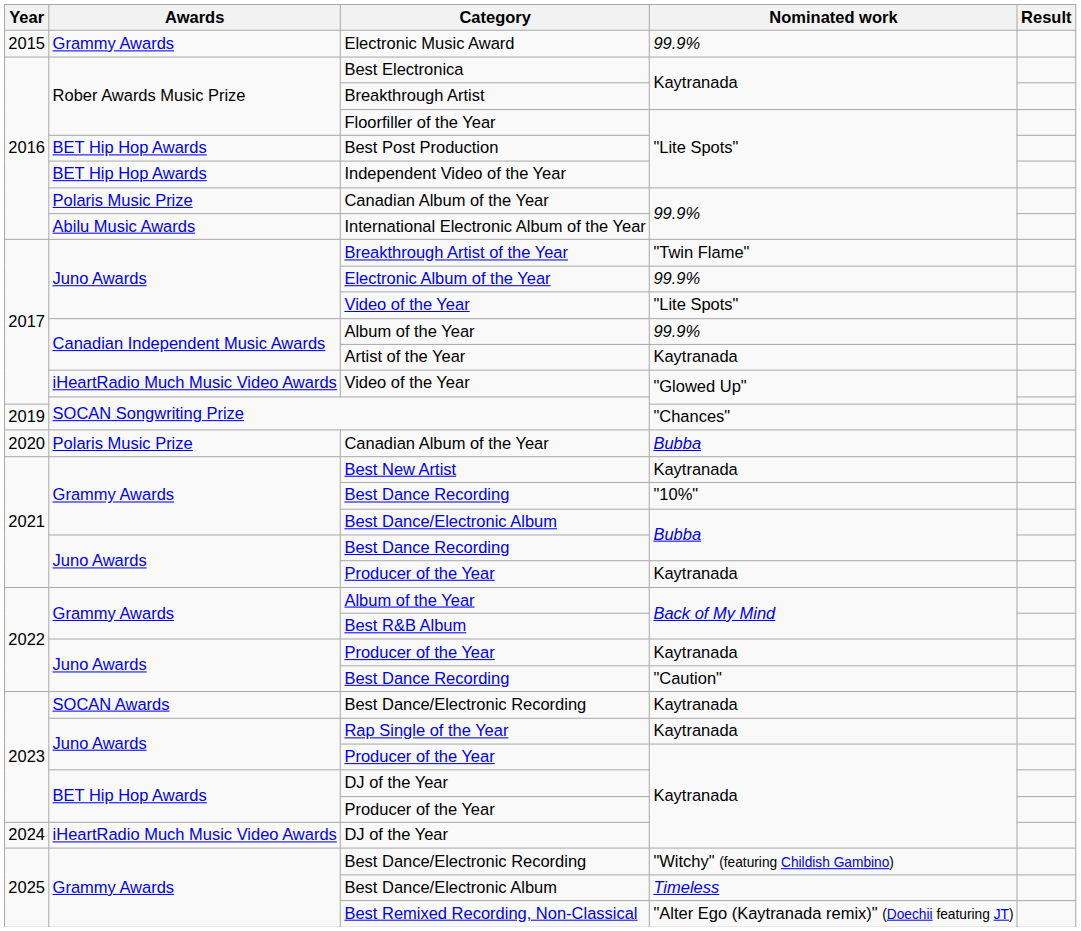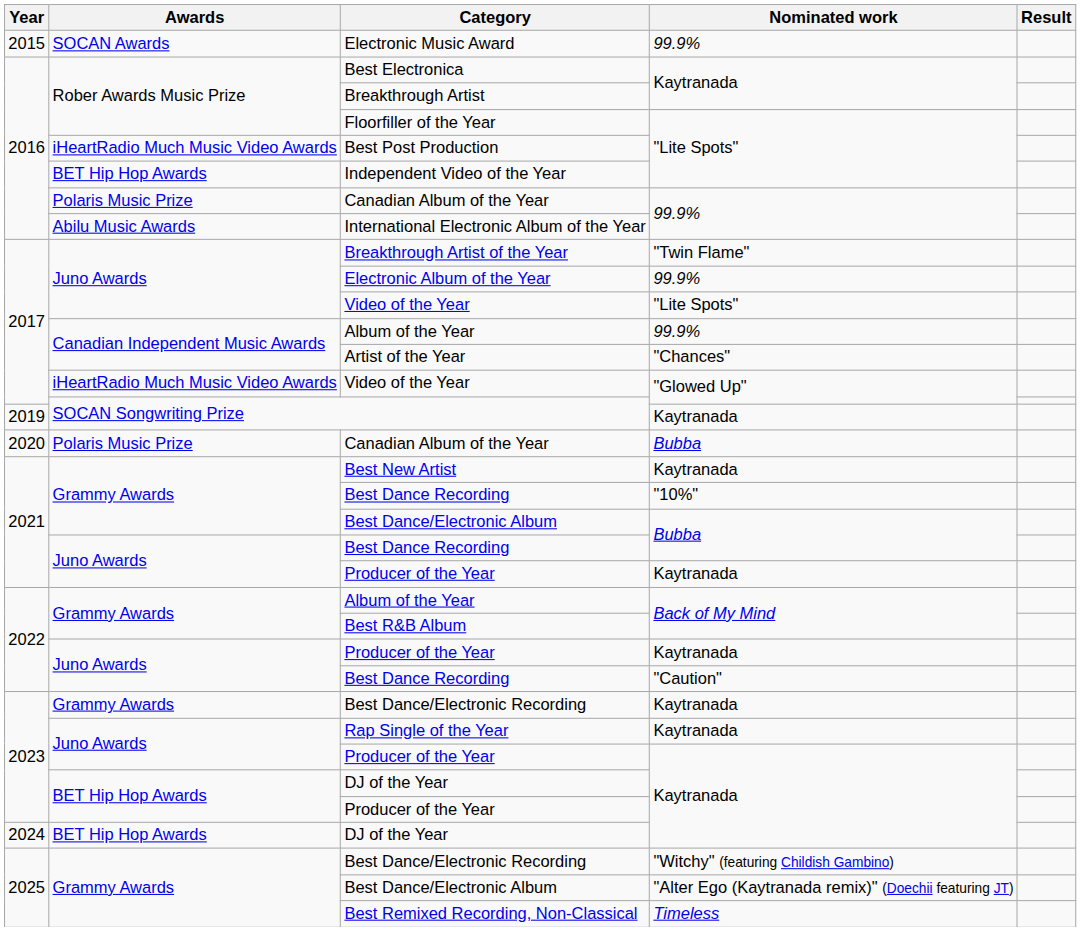(113, 43) Grammy Awards -> (111, 43) SOCAN Awards
(130, 148) BET Hip Hop Awards -> (195, 148) iHeartRadio Much Music Video Awards
(696, 357) Kaytranada -> (692, 357) "Chances"
(692, 417) "Chances" -> (696, 417) Kaytranada
(111, 704) SOCAN Awards -> (113, 704) Grammy Awards
(195, 835) iHeartRadio Much Music Video Awards -> (130, 835) BET Hip Hop Awards
(686, 887) Timeless -> (833, 887) "Alter Ego (Kaytranada remix)" (Doechii featuring JT)
(833, 913) "Alter Ego (Kaytranada remix)" (Doechii featuring JT) -> (686, 913) Timeless
